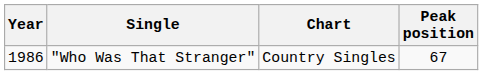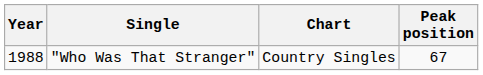(26, 58) 1986 -> (26, 58) 1988
